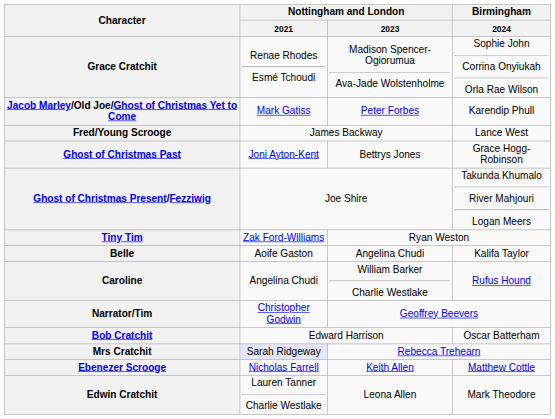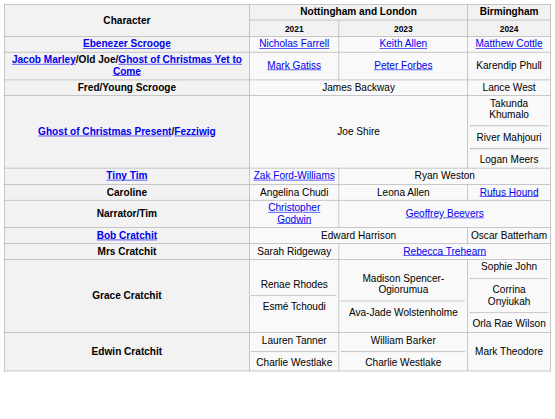rows swapped: (122, 367) <-> (122, 67)
- row: (122, 154)
- row: (122, 253)
(390, 281) William Barker Charlie Westlake -> (403, 192) Leona Allen
(284, 351) lavender background -> (294, 251) no background
(390, 395) Leona Allen -> (403, 351) William Barker Charlie Westlake
